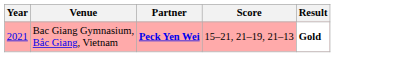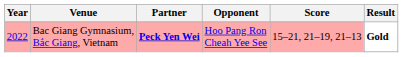+ column: (236, 13)
(17, 37) 2021 -> (17, 37) 2022
